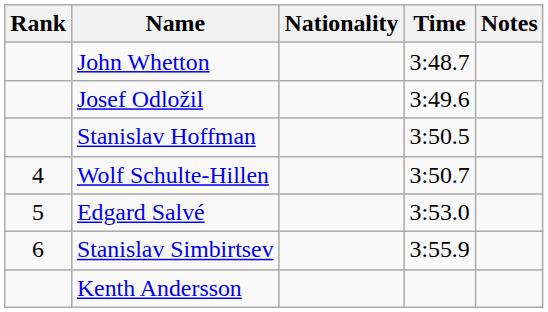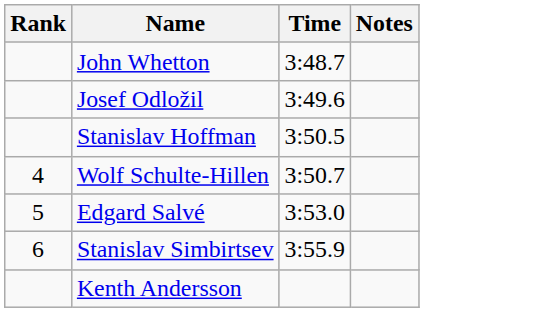- column: (342, 23)
